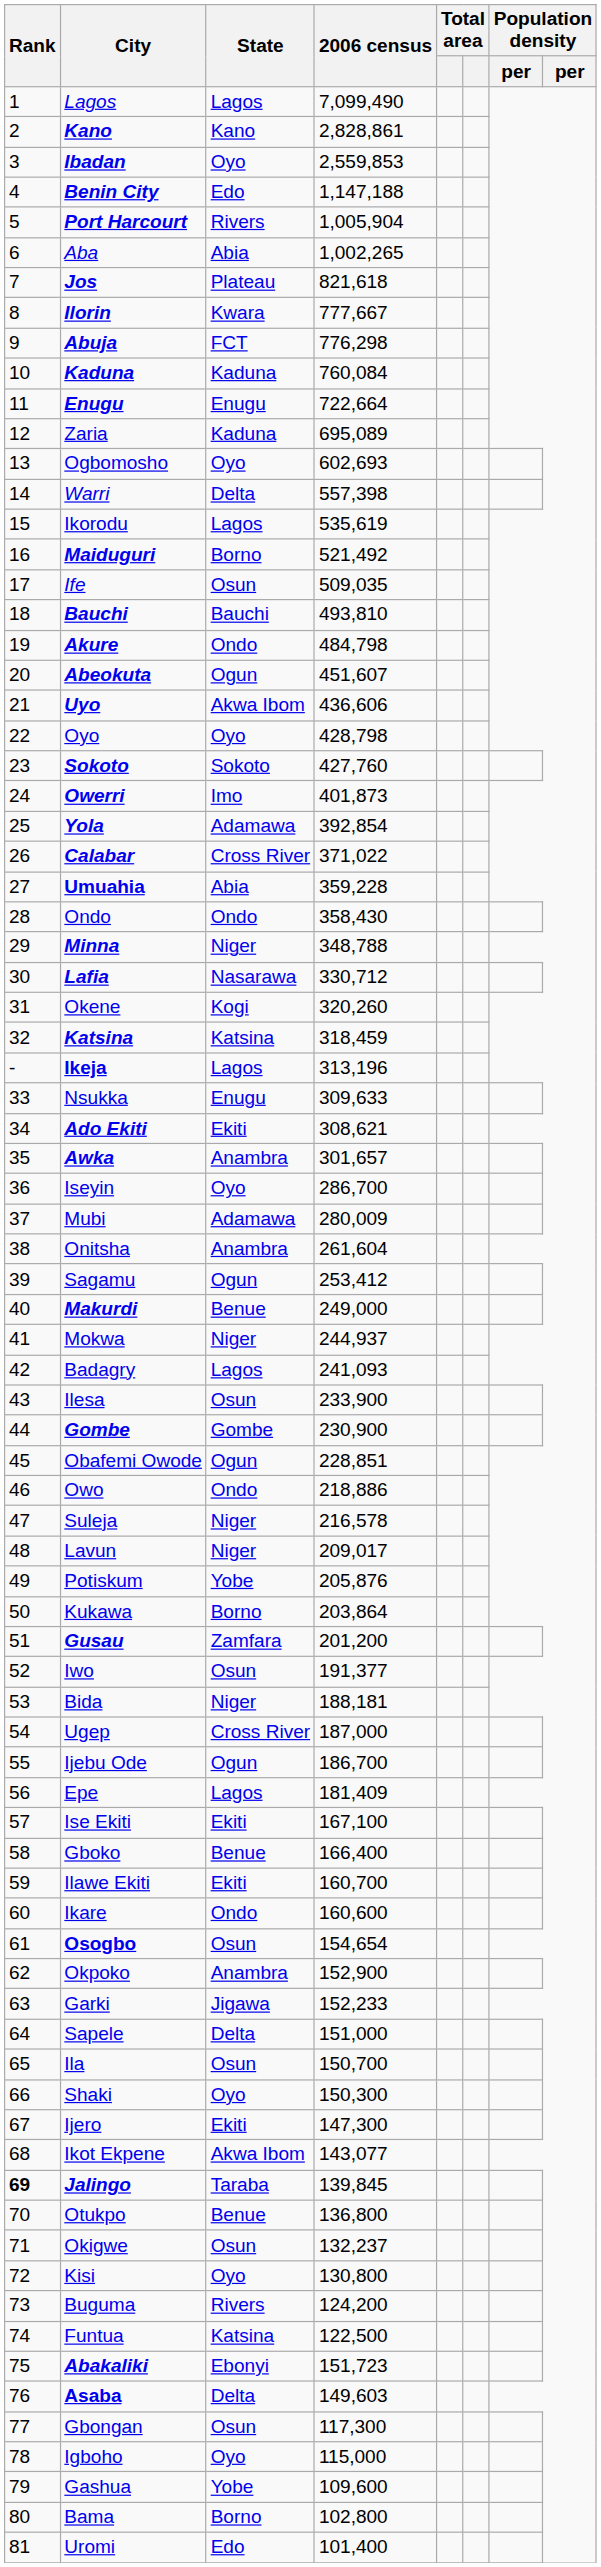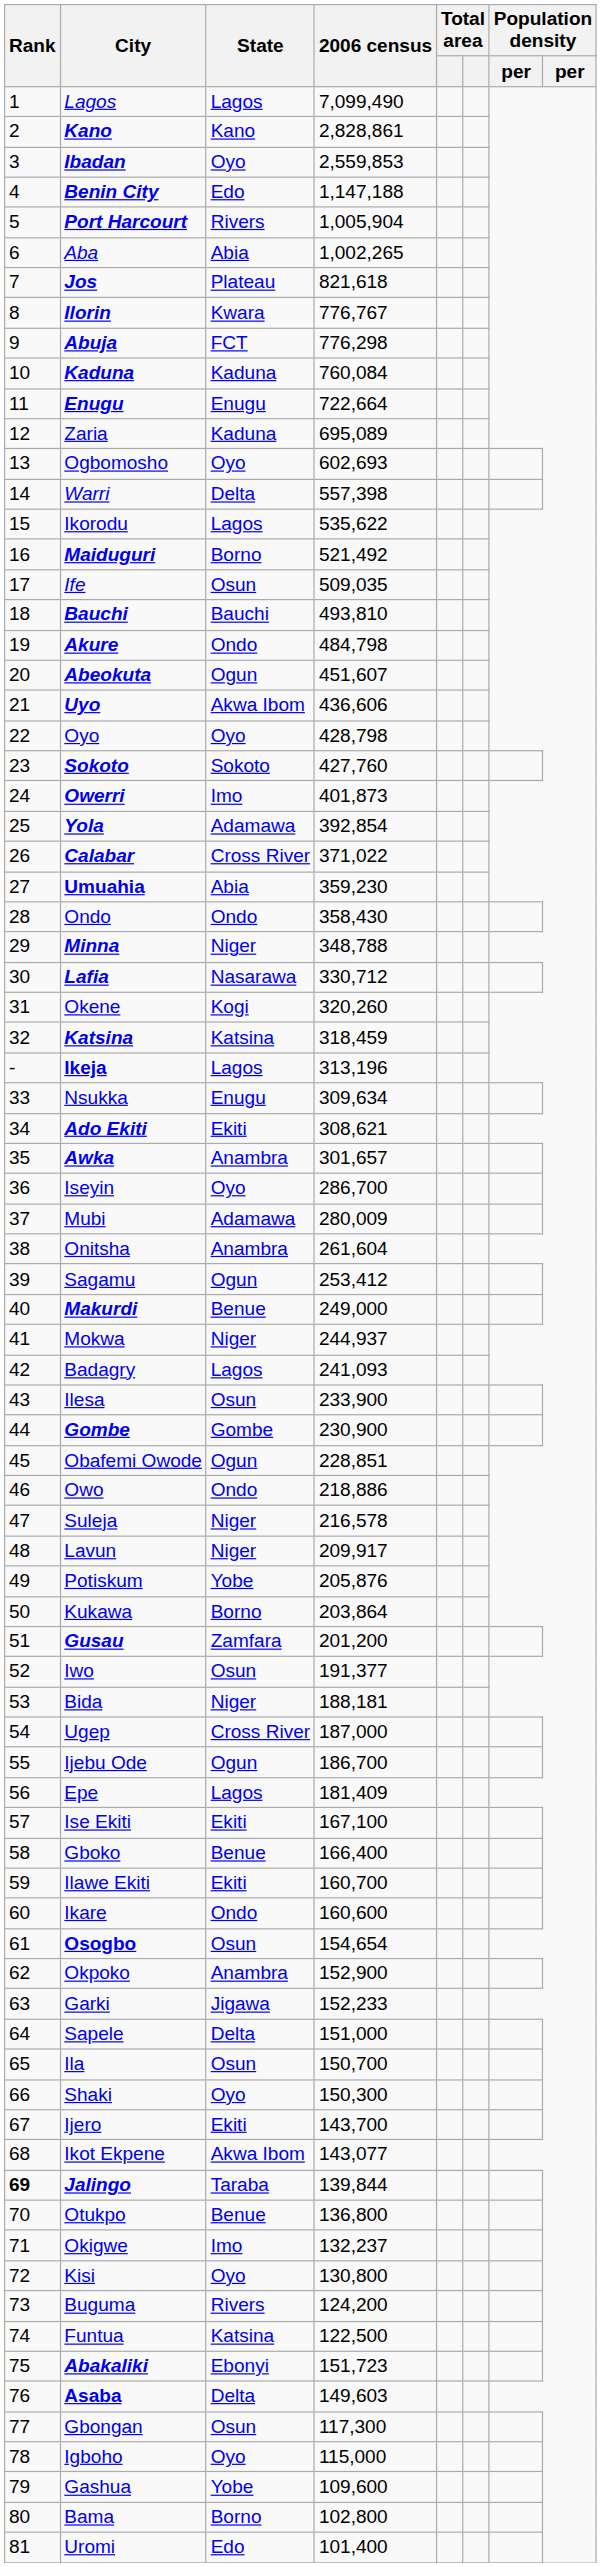(353, 312) 777,667 -> (353, 312) 776,767
(353, 524) 535,619 -> (353, 524) 535,622
(353, 886) 359,228 -> (353, 886) 359,230
(353, 1097) 309,633 -> (353, 1097) 309,634
(353, 1550) 209,017 -> (353, 1550) 209,917
(353, 2124) 147,300 -> (353, 2124) 143,700
(353, 2184) 139,845 -> (353, 2184) 139,844
(233, 2245) Osun -> (227, 2245) Imo
